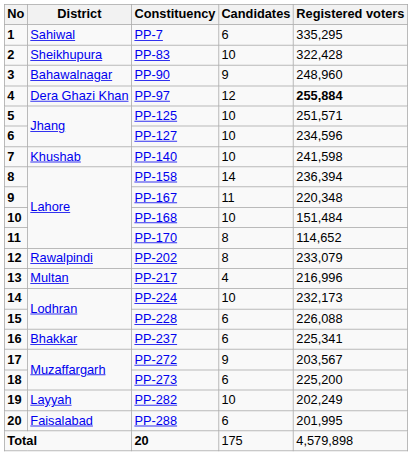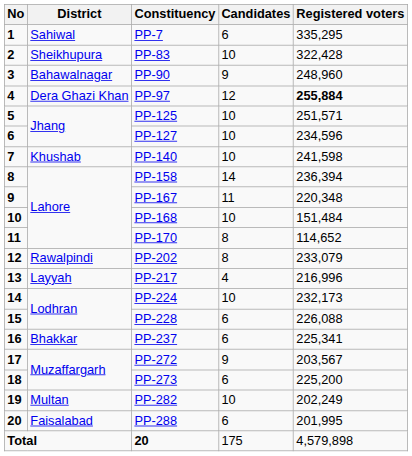(50, 278) Multan -> (51, 278) Layyah
(51, 400) Layyah -> (50, 400) Multan
